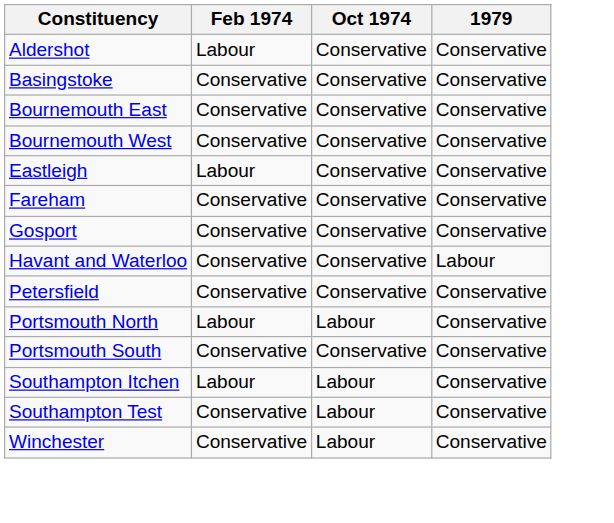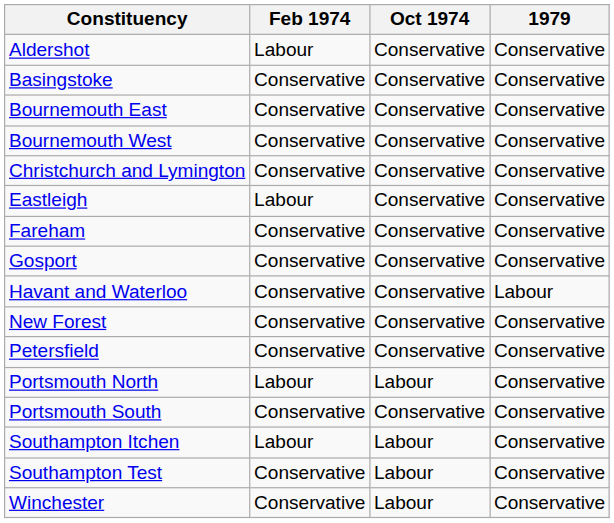+ row: (127, 170)
+ row: (58, 321)
